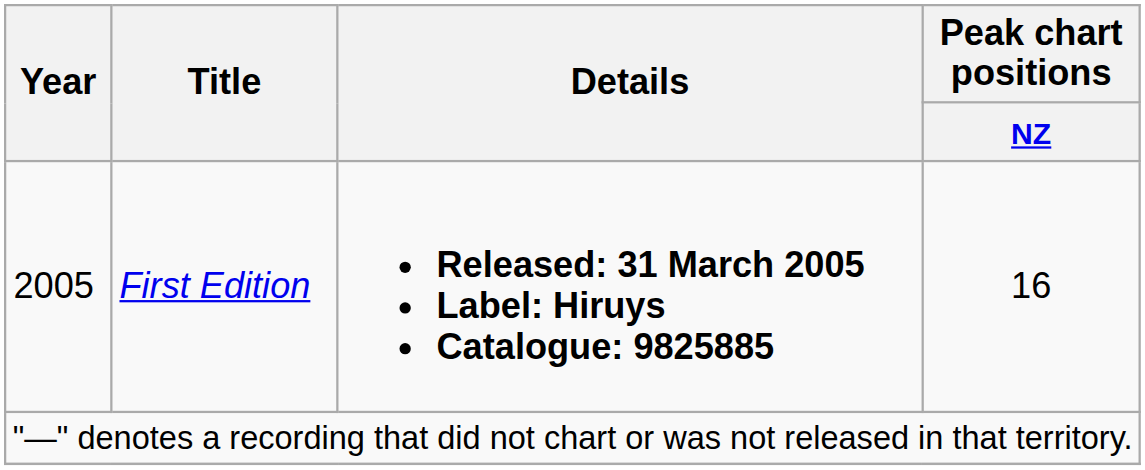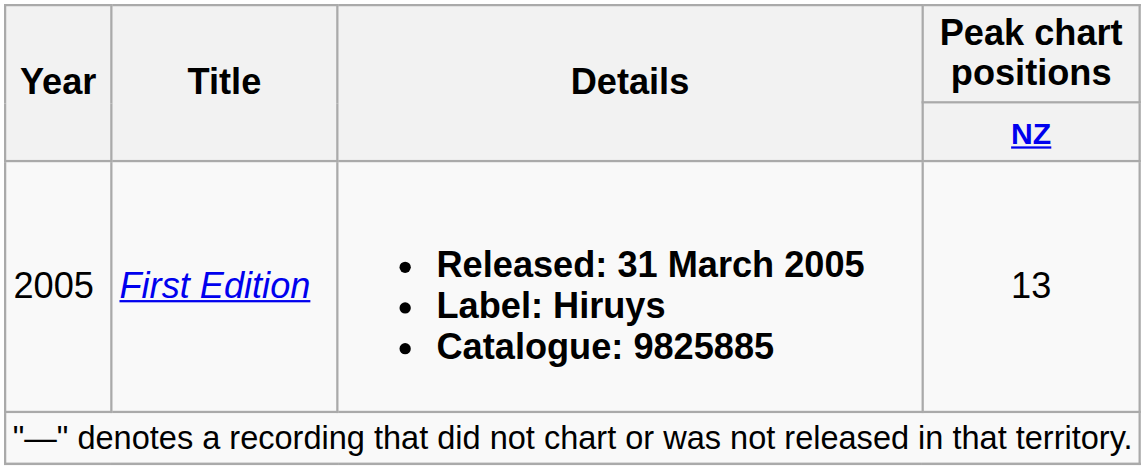(1031, 285) 16 -> (1031, 285) 13
